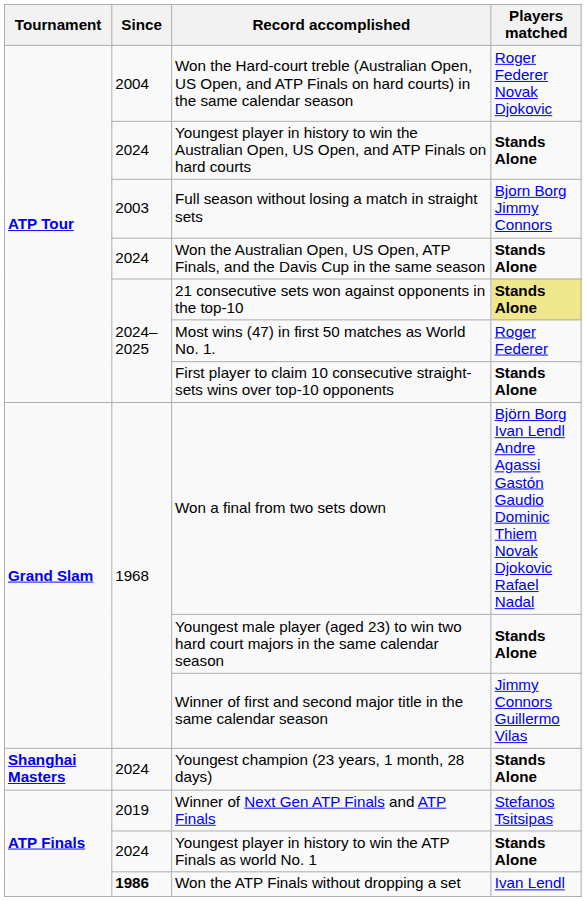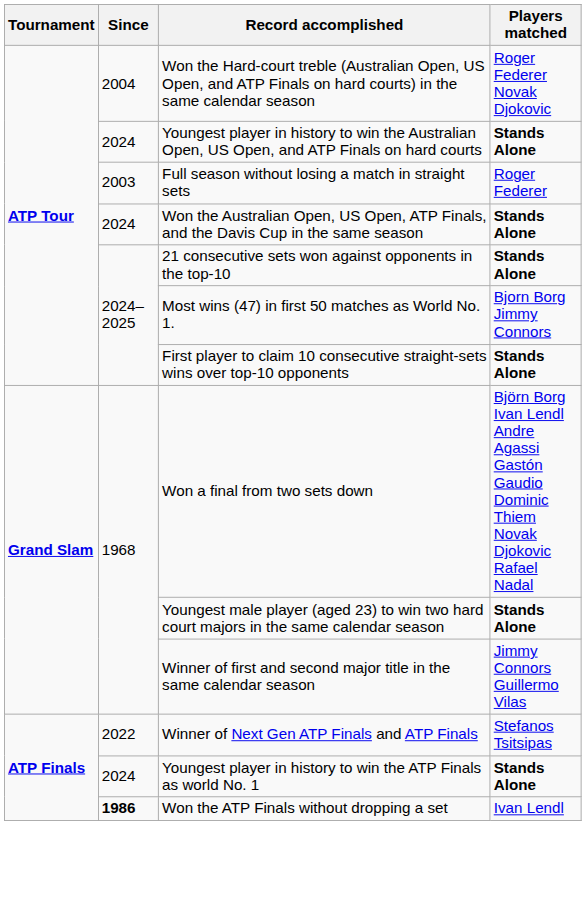(531, 208) Bjorn Borg Jimmy Connors -> (520, 182) Roger Federer
(520, 299) khaki background -> (519, 265) no background
(521, 340) Roger Federer -> (530, 315) Bjorn Borg Jimmy Connors
- row: (320, 769)
(132, 810) 2019 -> (119, 734) 2022
